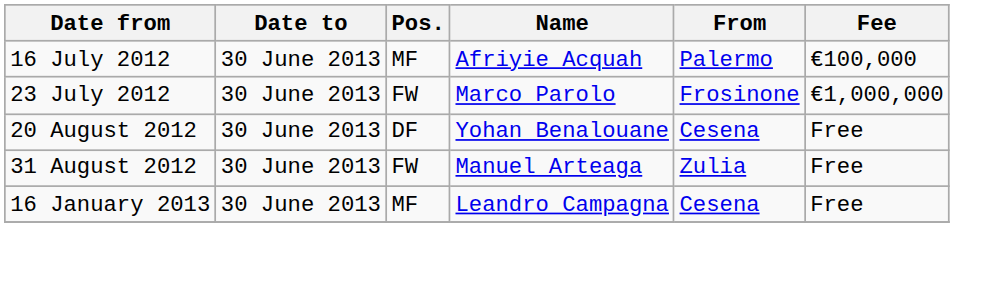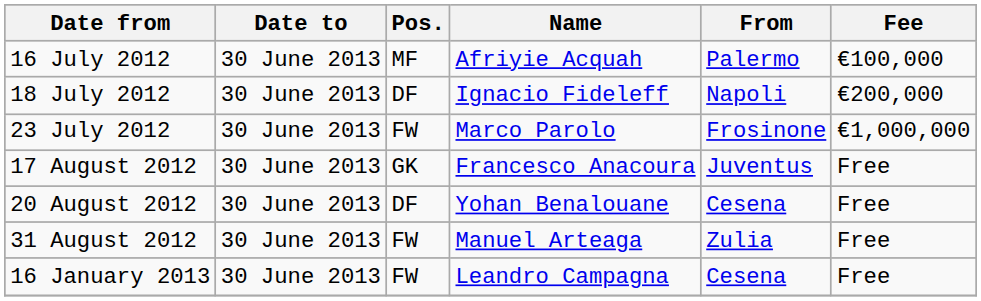+ row: (90, 95)
+ row: (104, 168)
(405, 204) MF -> (405, 277) FW
